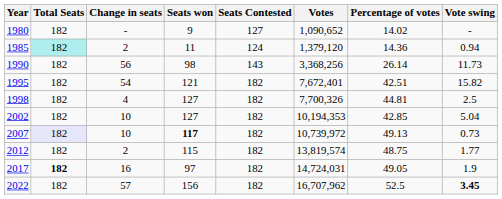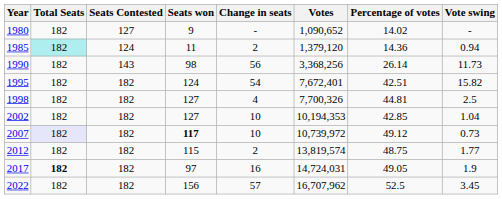columns swapped: (255, 13) <-> (126, 13)
(190, 82) 121 -> (191, 82) 124
(470, 116) 5.04 -> (470, 116) 1.04
(395, 133) 49.13 -> (395, 133) 49.12
(470, 185) bold -> (470, 185) normal
